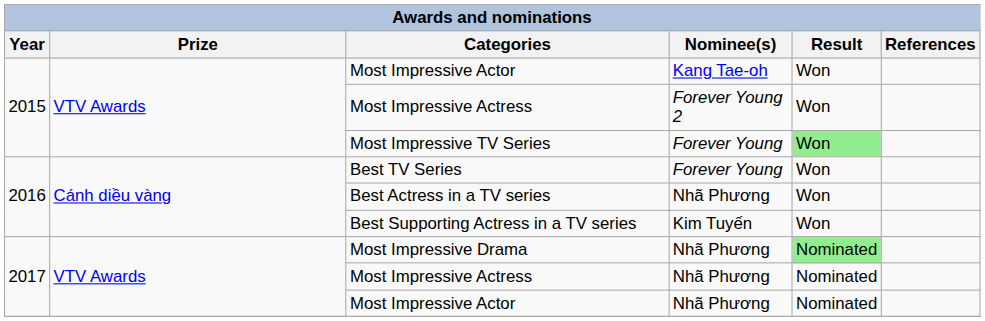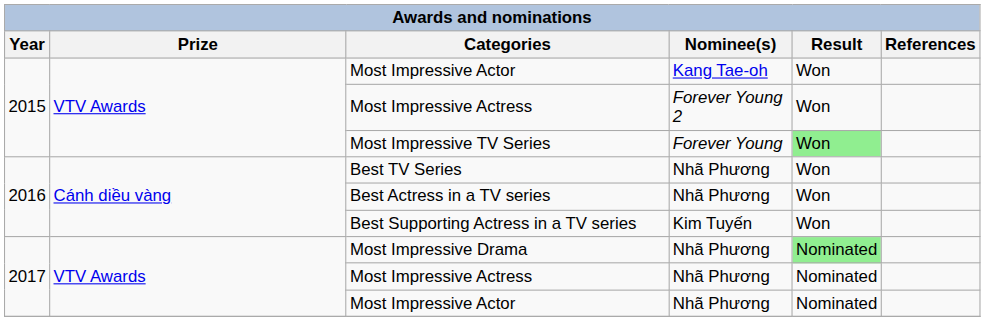(728, 169) Forever Young -> (721, 169) Nhã Phương
